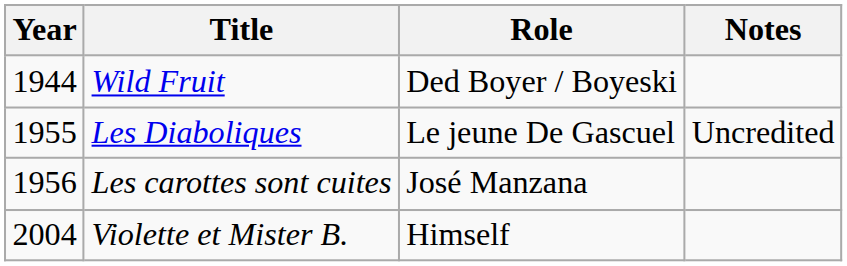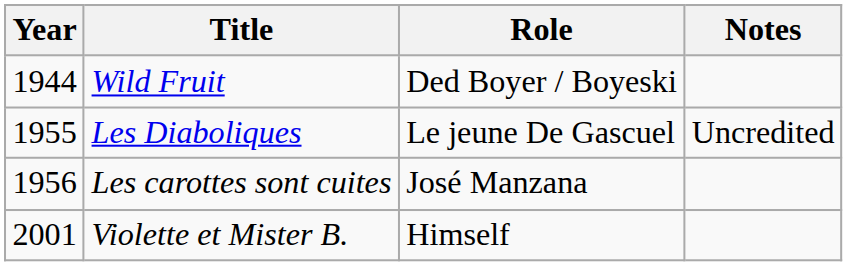(45, 234) 2004 -> (45, 234) 2001
